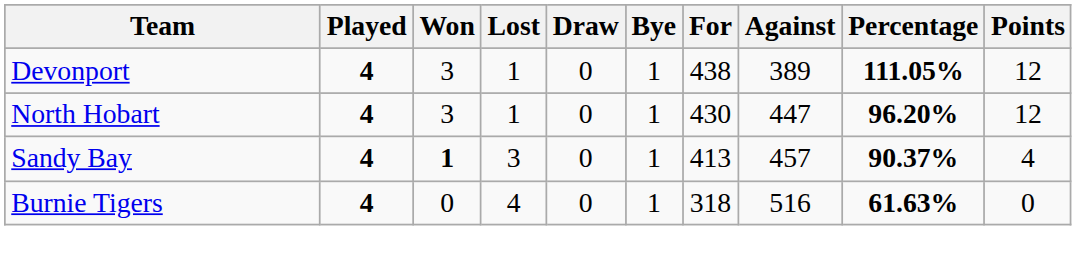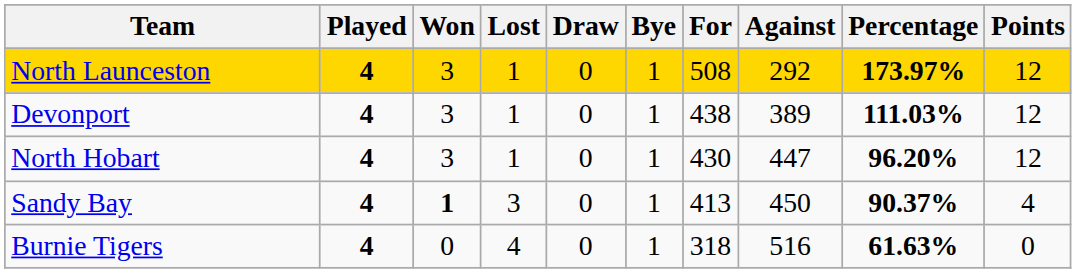+ row: (111, 70)
(913, 70) 111.05% -> (913, 114) 111.03%
(790, 158) 457 -> (790, 202) 450
